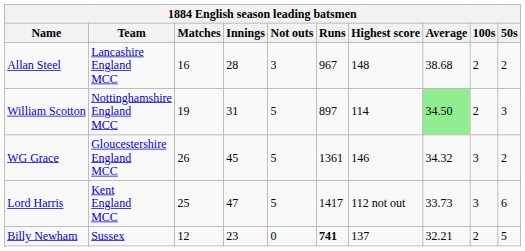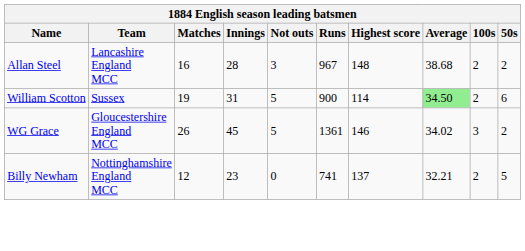(132, 111) Nottinghamshire England MCC -> (108, 98) Sussex
(328, 111) 897 -> (328, 98) 900
(504, 111) 3 -> (504, 98) 6
(439, 157) 34.32 -> (439, 130) 34.02
- row: (35, 203)
(108, 236) Sussex -> (132, 176) Nottinghamshire England MCC
(328, 236) bold -> (328, 176) normal
